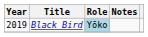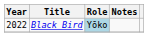(17, 25) 2019 -> (17, 25) 2022
